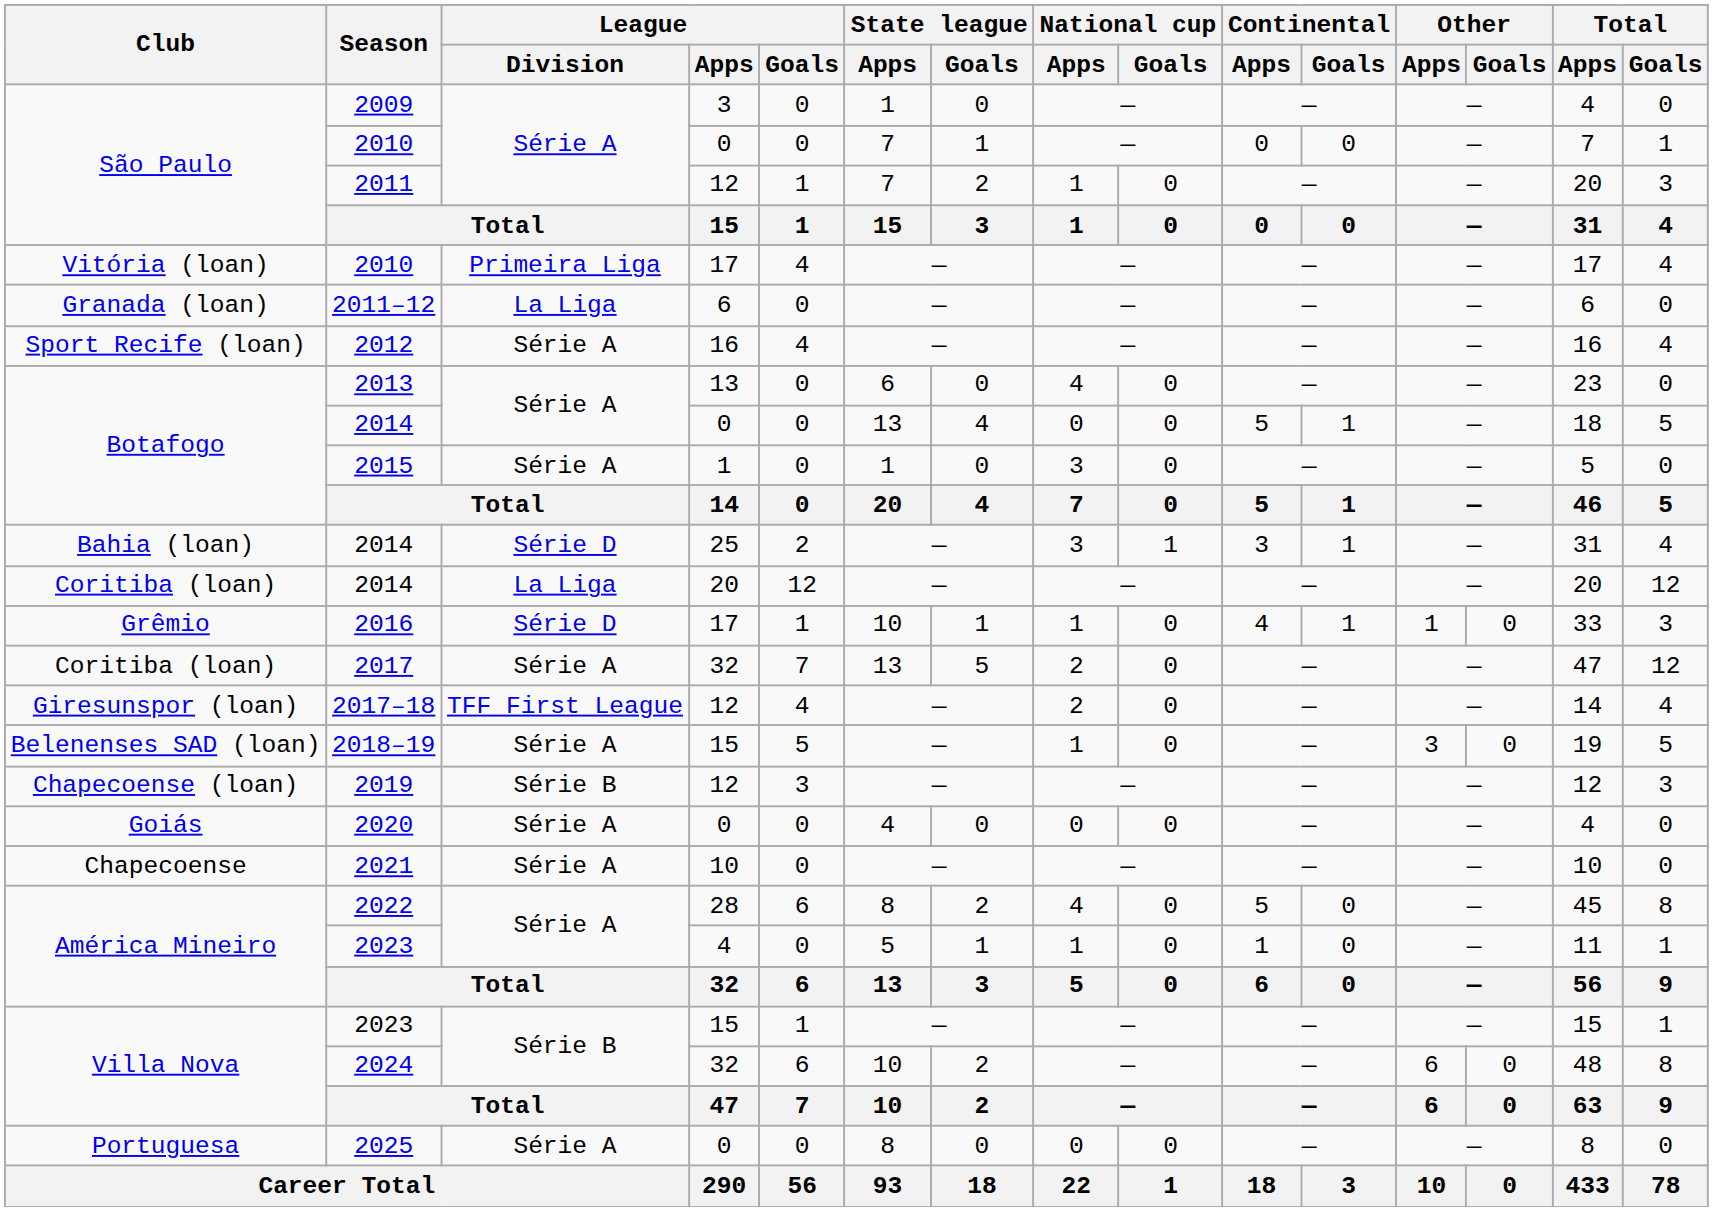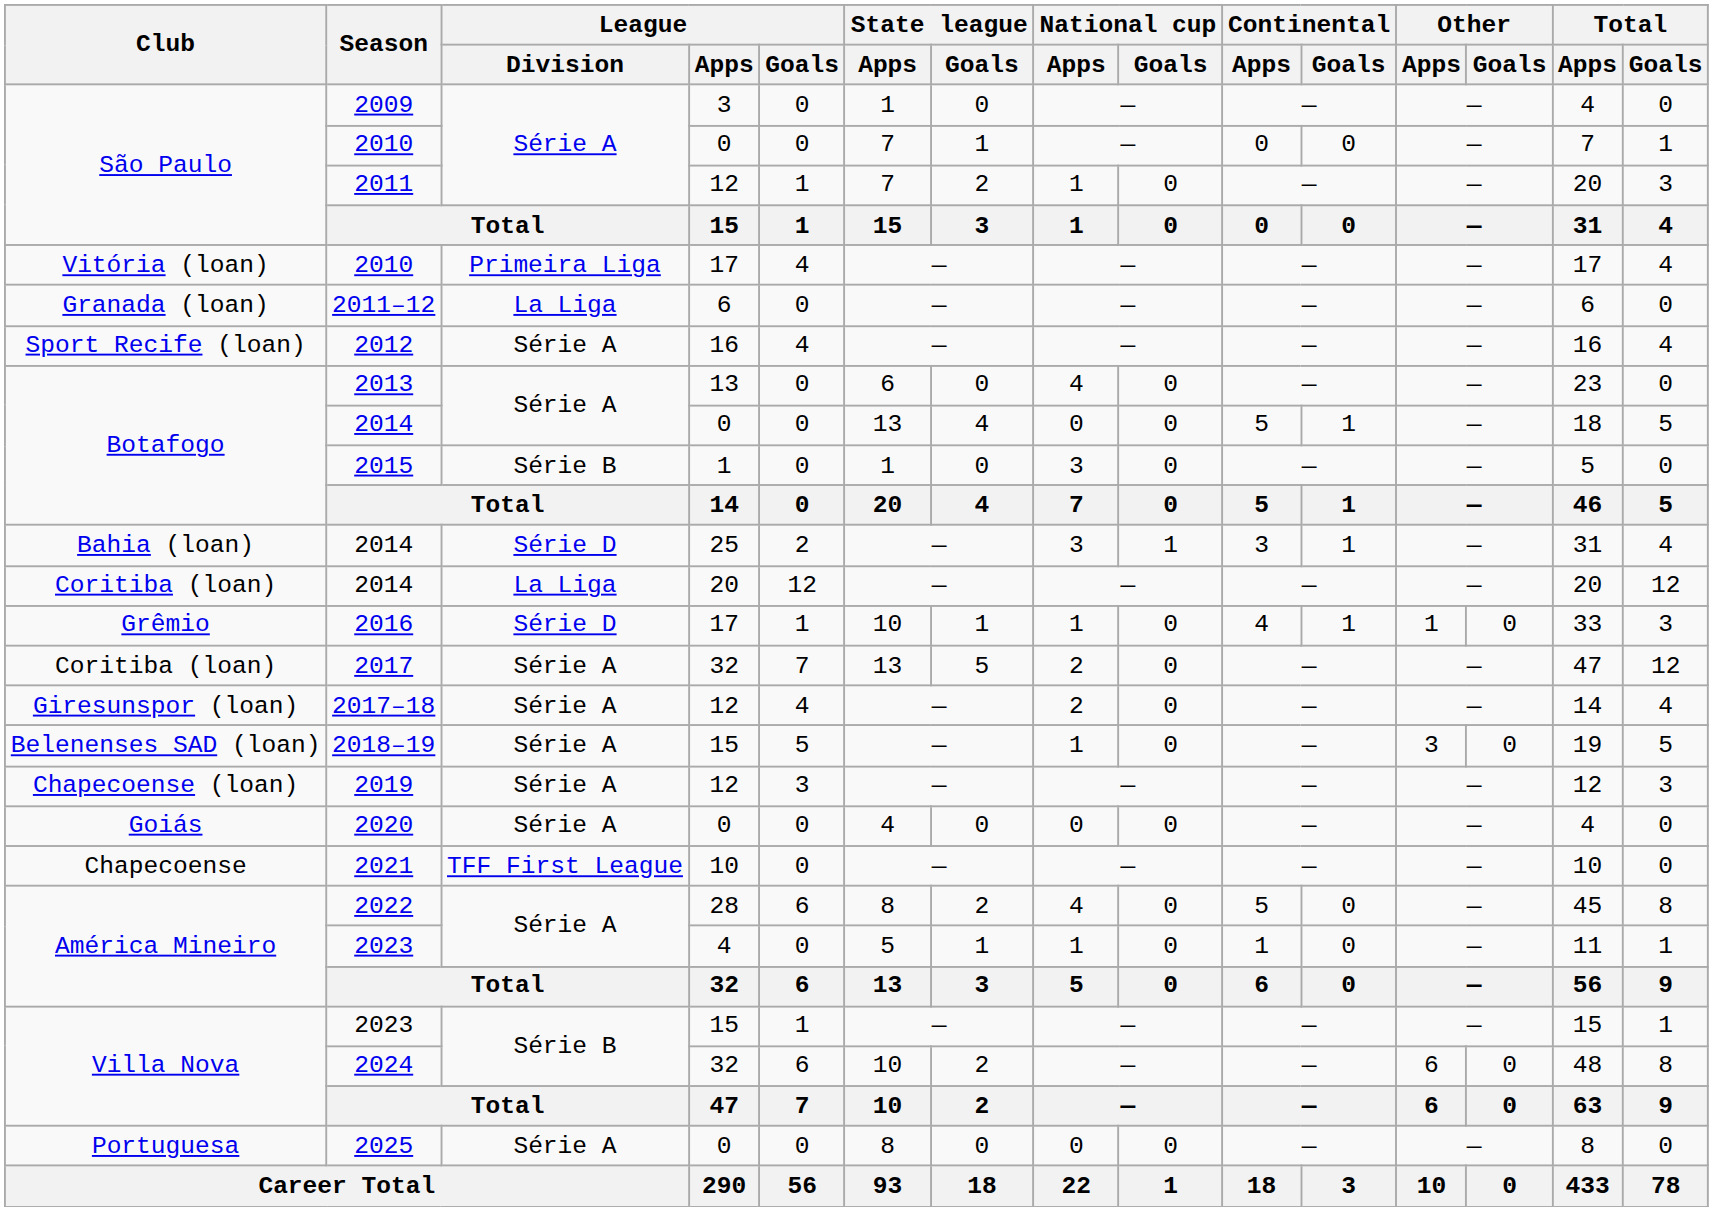(565, 465) Série A -> (565, 465) Série B
(565, 706) TFF First League -> (565, 706) Série A
(565, 786) Série B -> (565, 786) Série A
(565, 866) Série A -> (565, 866) TFF First League
